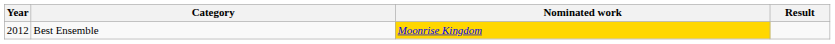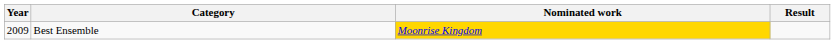(18, 30) 2012 -> (18, 30) 2009
